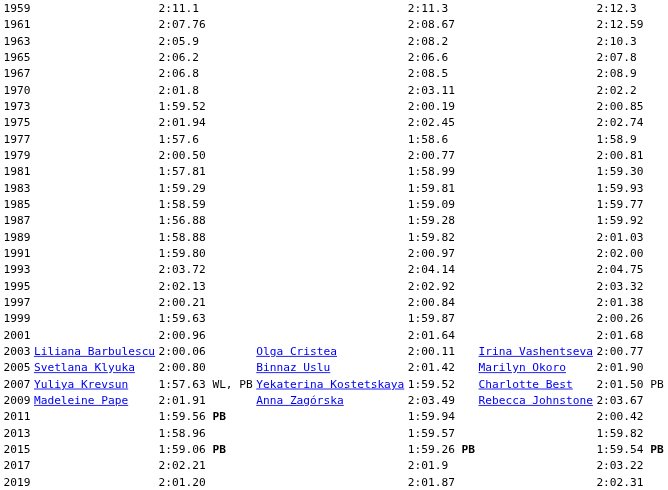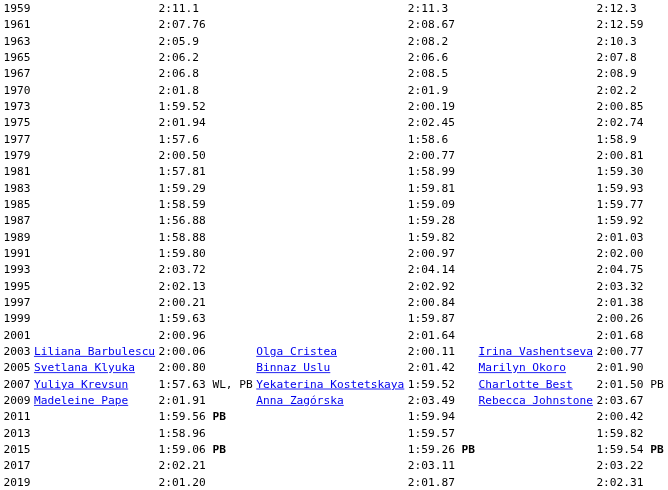(431, 90) 2:03.11 -> (428, 90) 2:01.9
(428, 466) 2:01.9 -> (431, 466) 2:03.11
